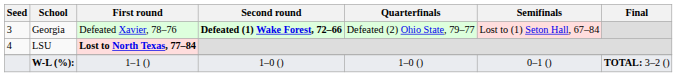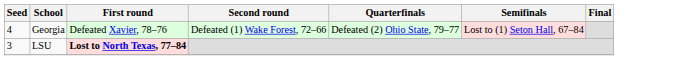(9, 30) 3 -> (9, 30) 4
(271, 30) bold -> (259, 30) normal
(9, 47) 4 -> (9, 47) 3
- row: (53, 63)
